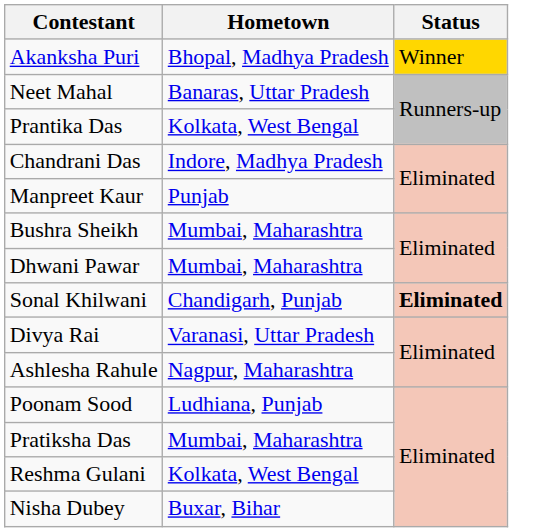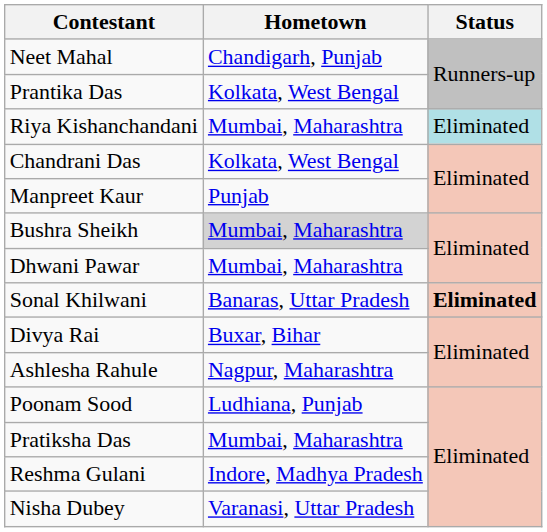- row: (75, 56)
(269, 91) Banaras, Uttar Pradesh -> (295, 56) Chandigarh, Punjab
+ row: (104, 126)
(275, 160) Indore, Madhya Pradesh -> (303, 160) Kolkata, West Bengal
(265, 230) no background -> (305, 230) lightgrey background
(255, 299) Chandigarh, Punjab -> (309, 299) Banaras, Uttar Pradesh
(271, 334) Varanasi, Uttar Pradesh -> (264, 334) Buxar, Bihar
(263, 473) Kolkata, West Bengal -> (315, 473) Indore, Madhya Pradesh
(224, 508) Buxar, Bihar -> (311, 508) Varanasi, Uttar Pradesh
